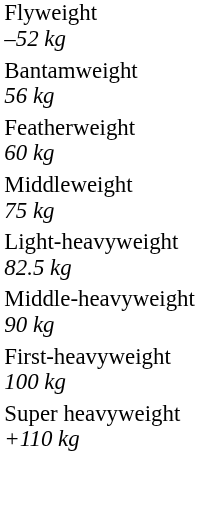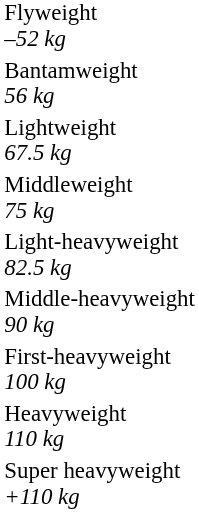- row: (70, 140)
+ row: (60, 140)
+ row: (65, 426)
